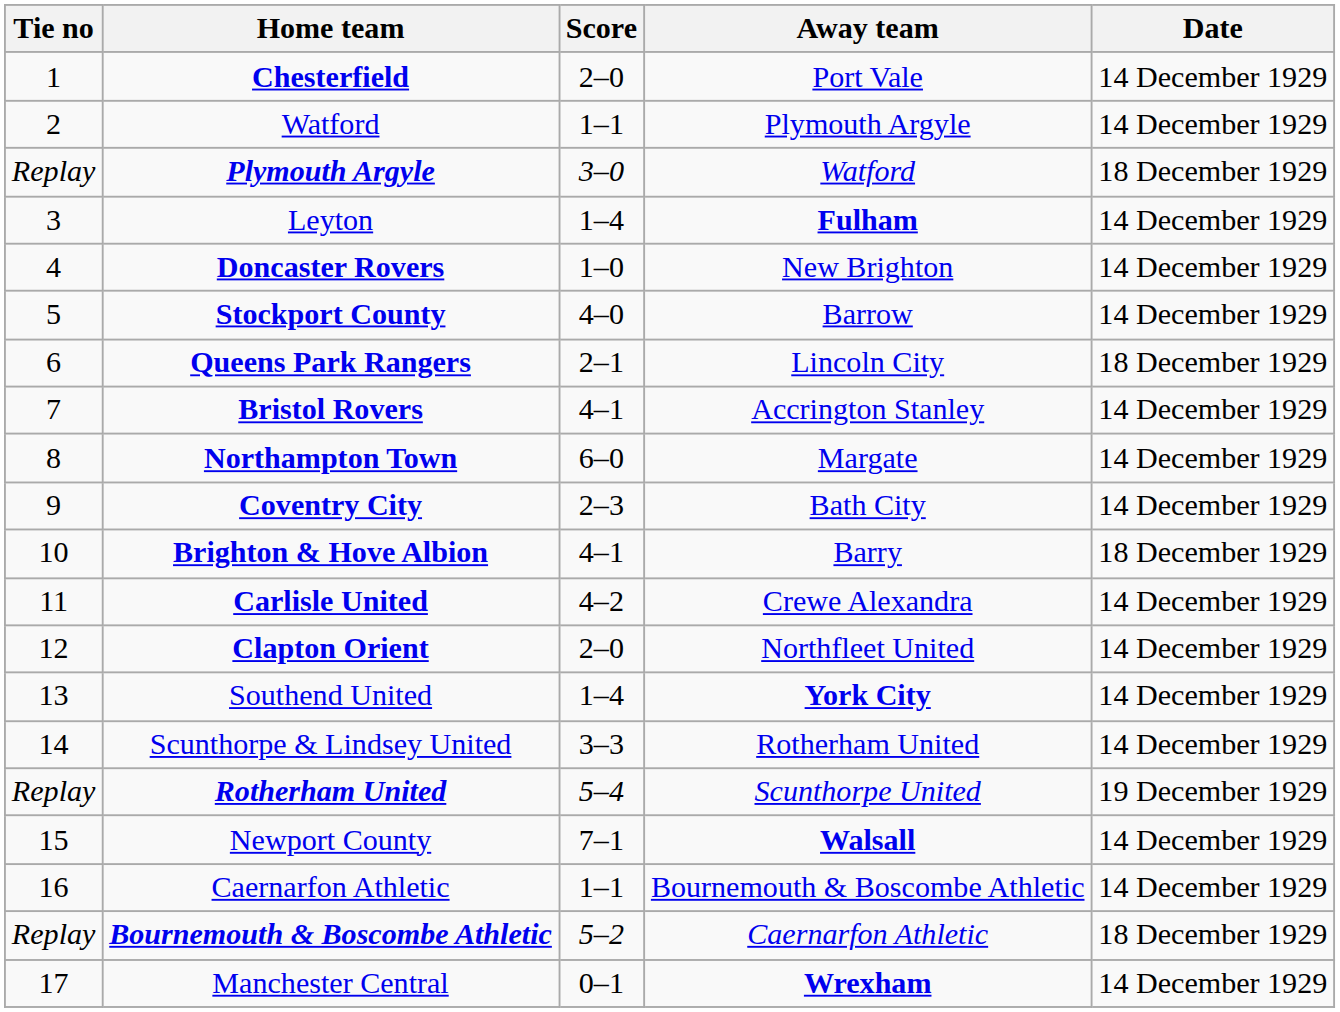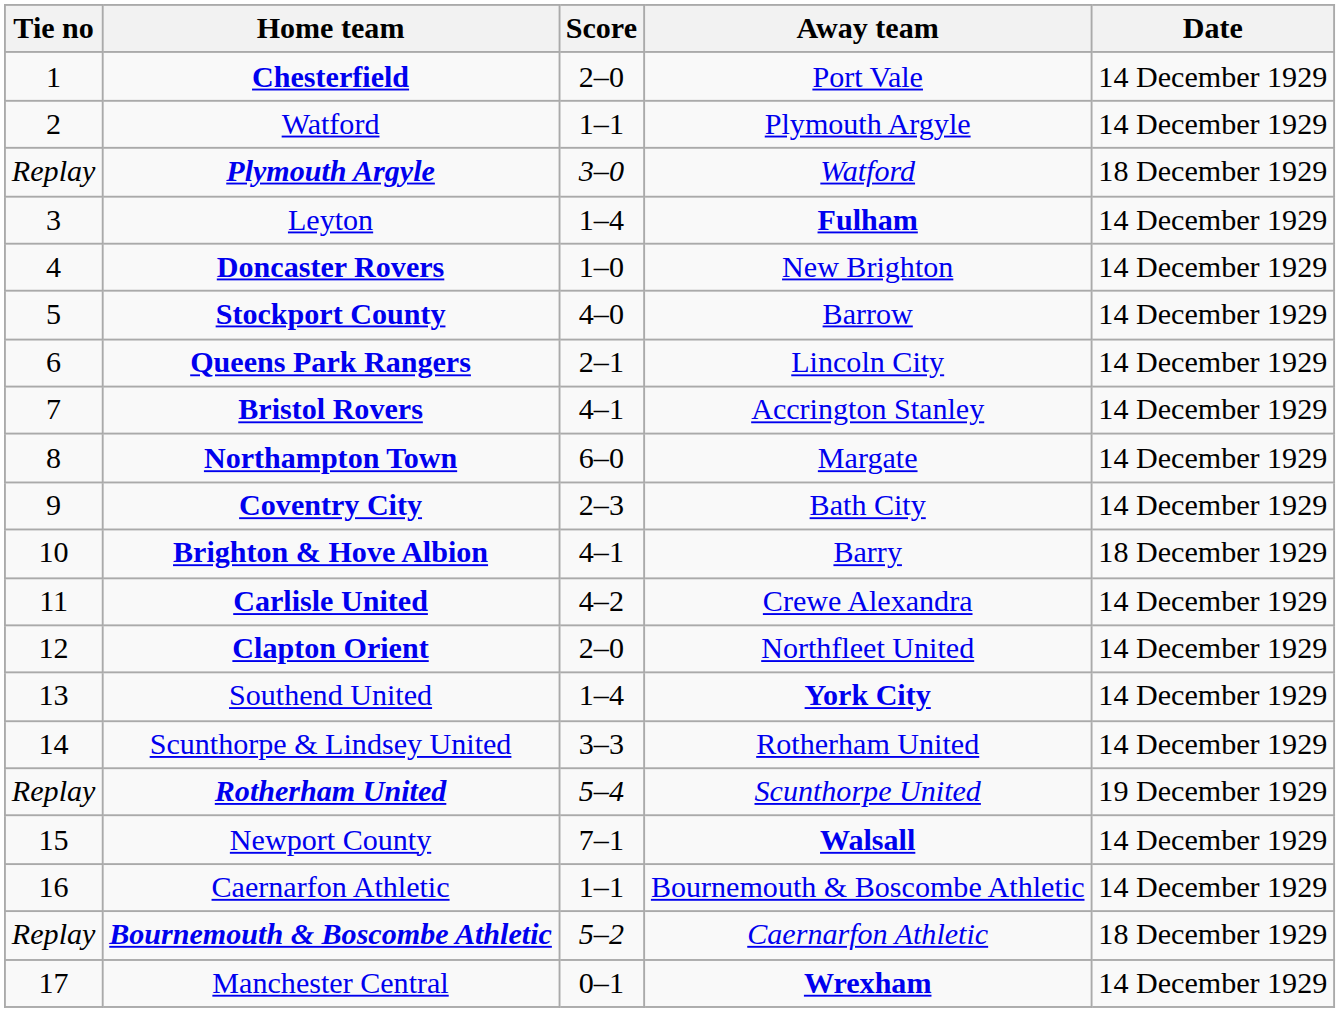(1213, 362) 18 December 1929 -> (1213, 362) 14 December 1929
